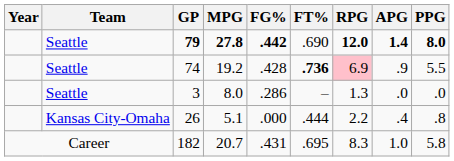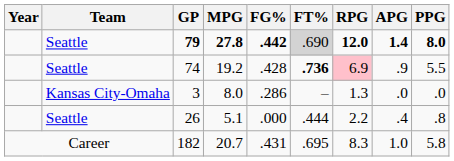(315, 42) no background -> (315, 42) lightgrey background
(67, 93) Seattle -> (108, 93) Kansas City-Omaha
(108, 118) Kansas City-Omaha -> (67, 118) Seattle
